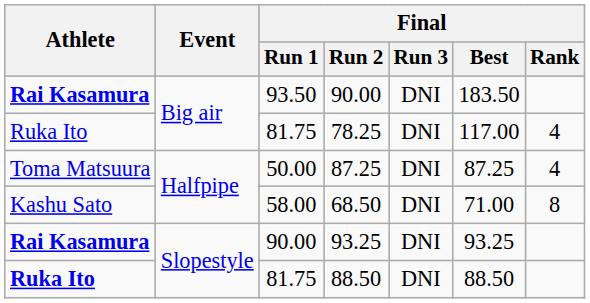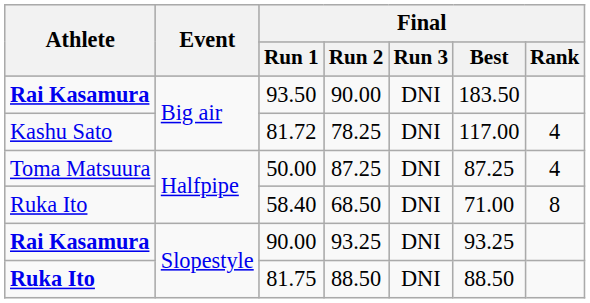(49, 131) Ruka Ito -> (61, 131) Kashu Sato
(291, 131) 81.75 -> (291, 131) 81.72
(61, 205) Kashu Sato -> (49, 205) Ruka Ito
(291, 205) 58.00 -> (291, 205) 58.40
